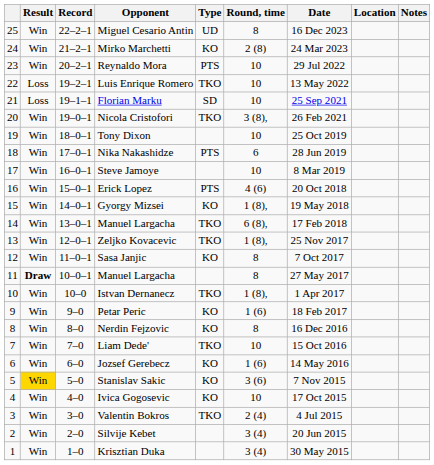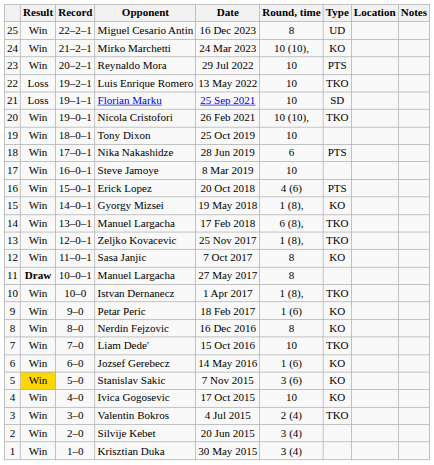columns swapped: (210, 13) <-> (319, 13)
(256, 48) 2 (8) -> (291, 48) 10 (10),
(256, 118) 3 (8), -> (291, 118) 10 (10),
